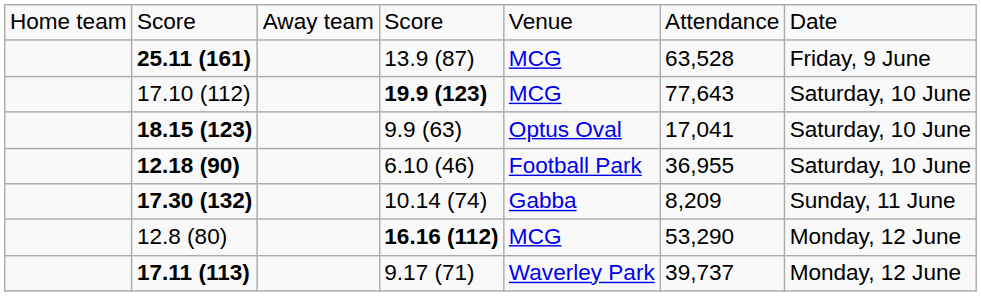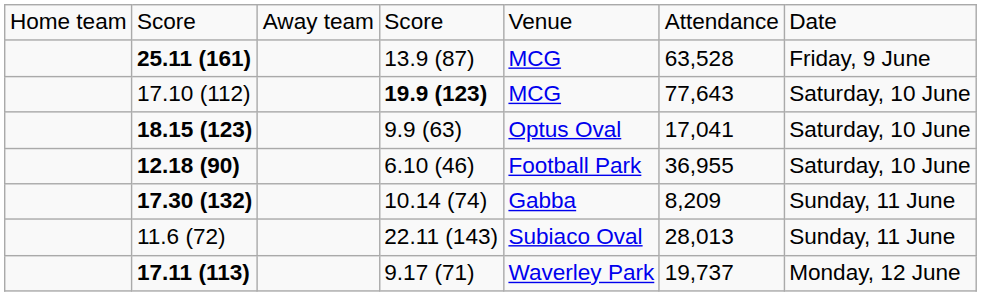+ row: (181, 237)
- row: (182, 237)
(700, 272) 39,737 -> (699, 272) 19,737
